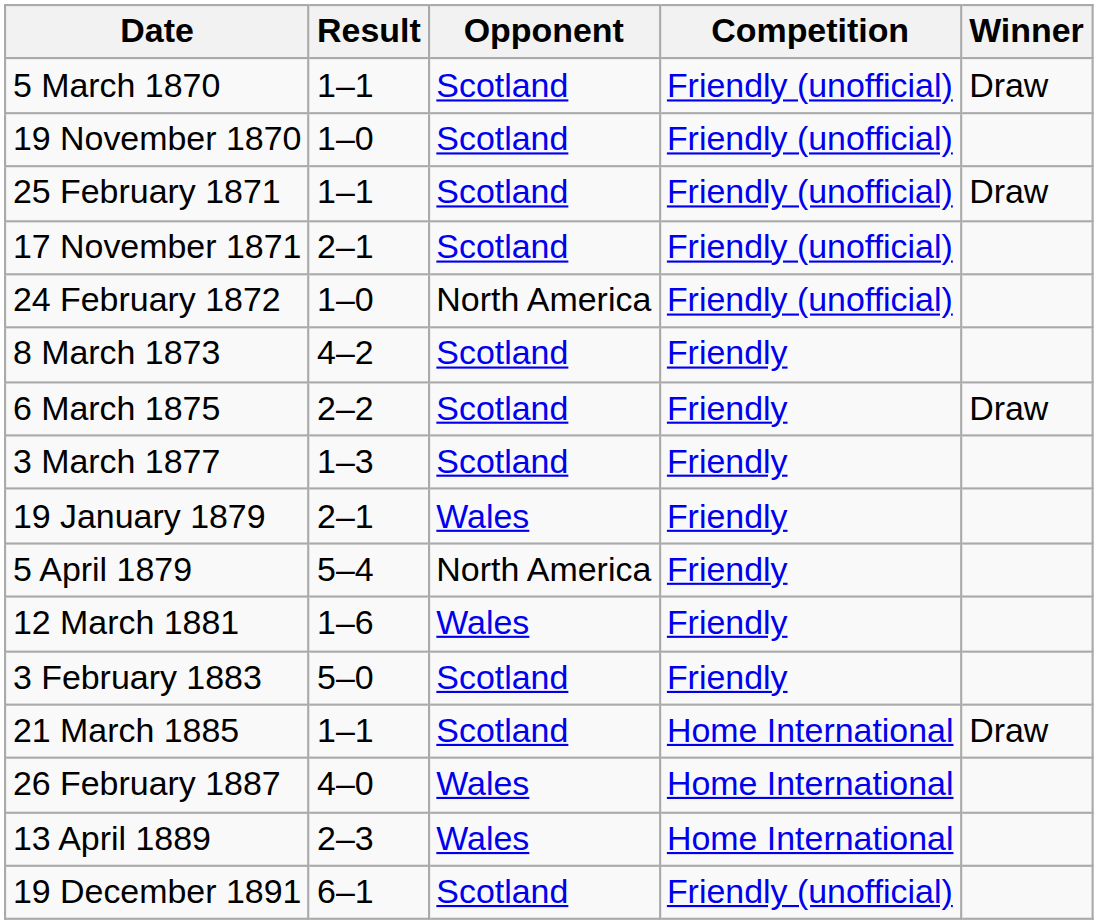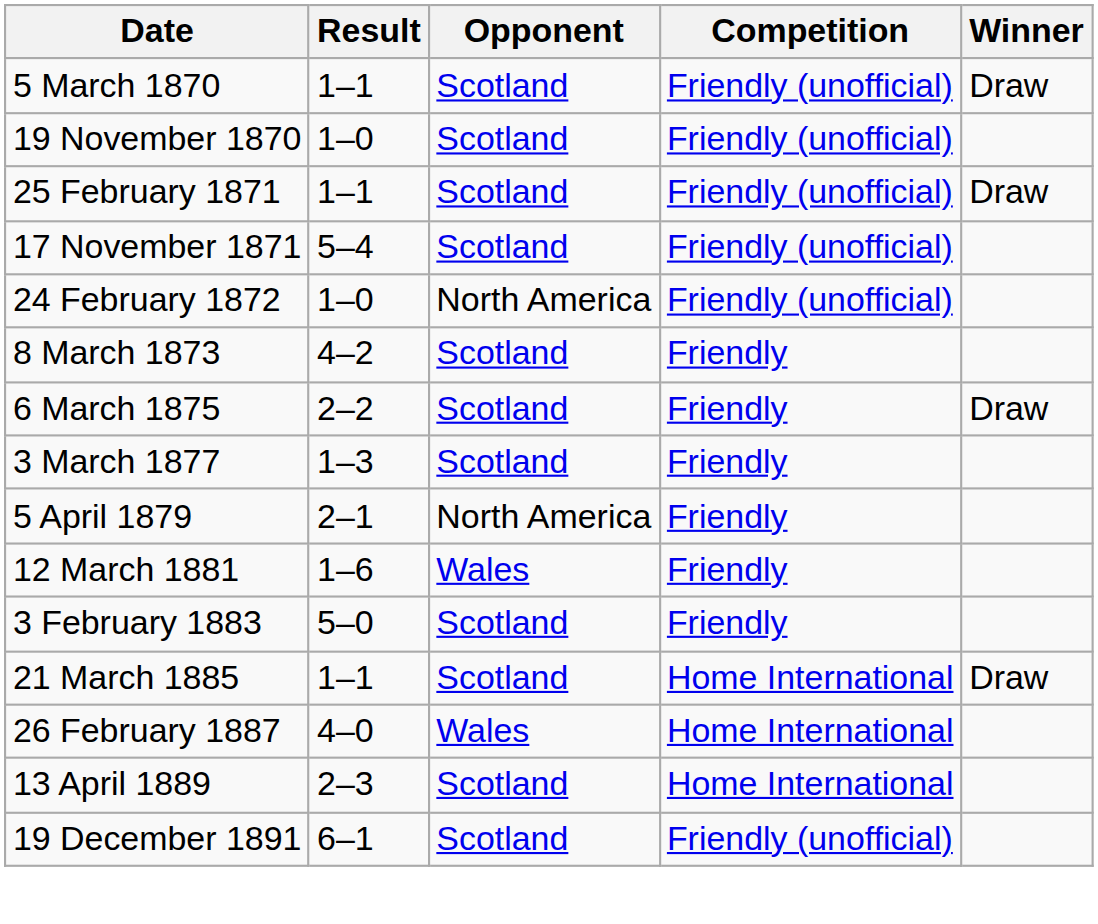(345, 246) 2–1 -> (345, 246) 5–4
- row: (139, 515)
(345, 569) 5–4 -> (345, 515) 2–1
(483, 838) Wales -> (502, 784) Scotland
